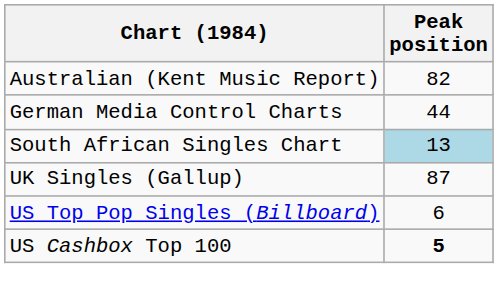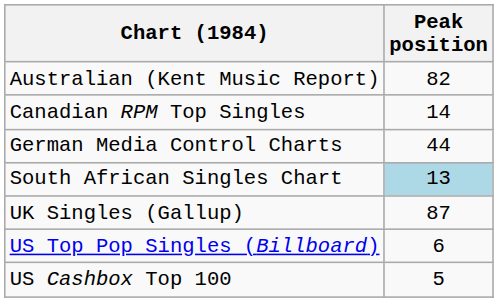+ row: (158, 112)
(439, 246) bold -> (439, 280) normal
